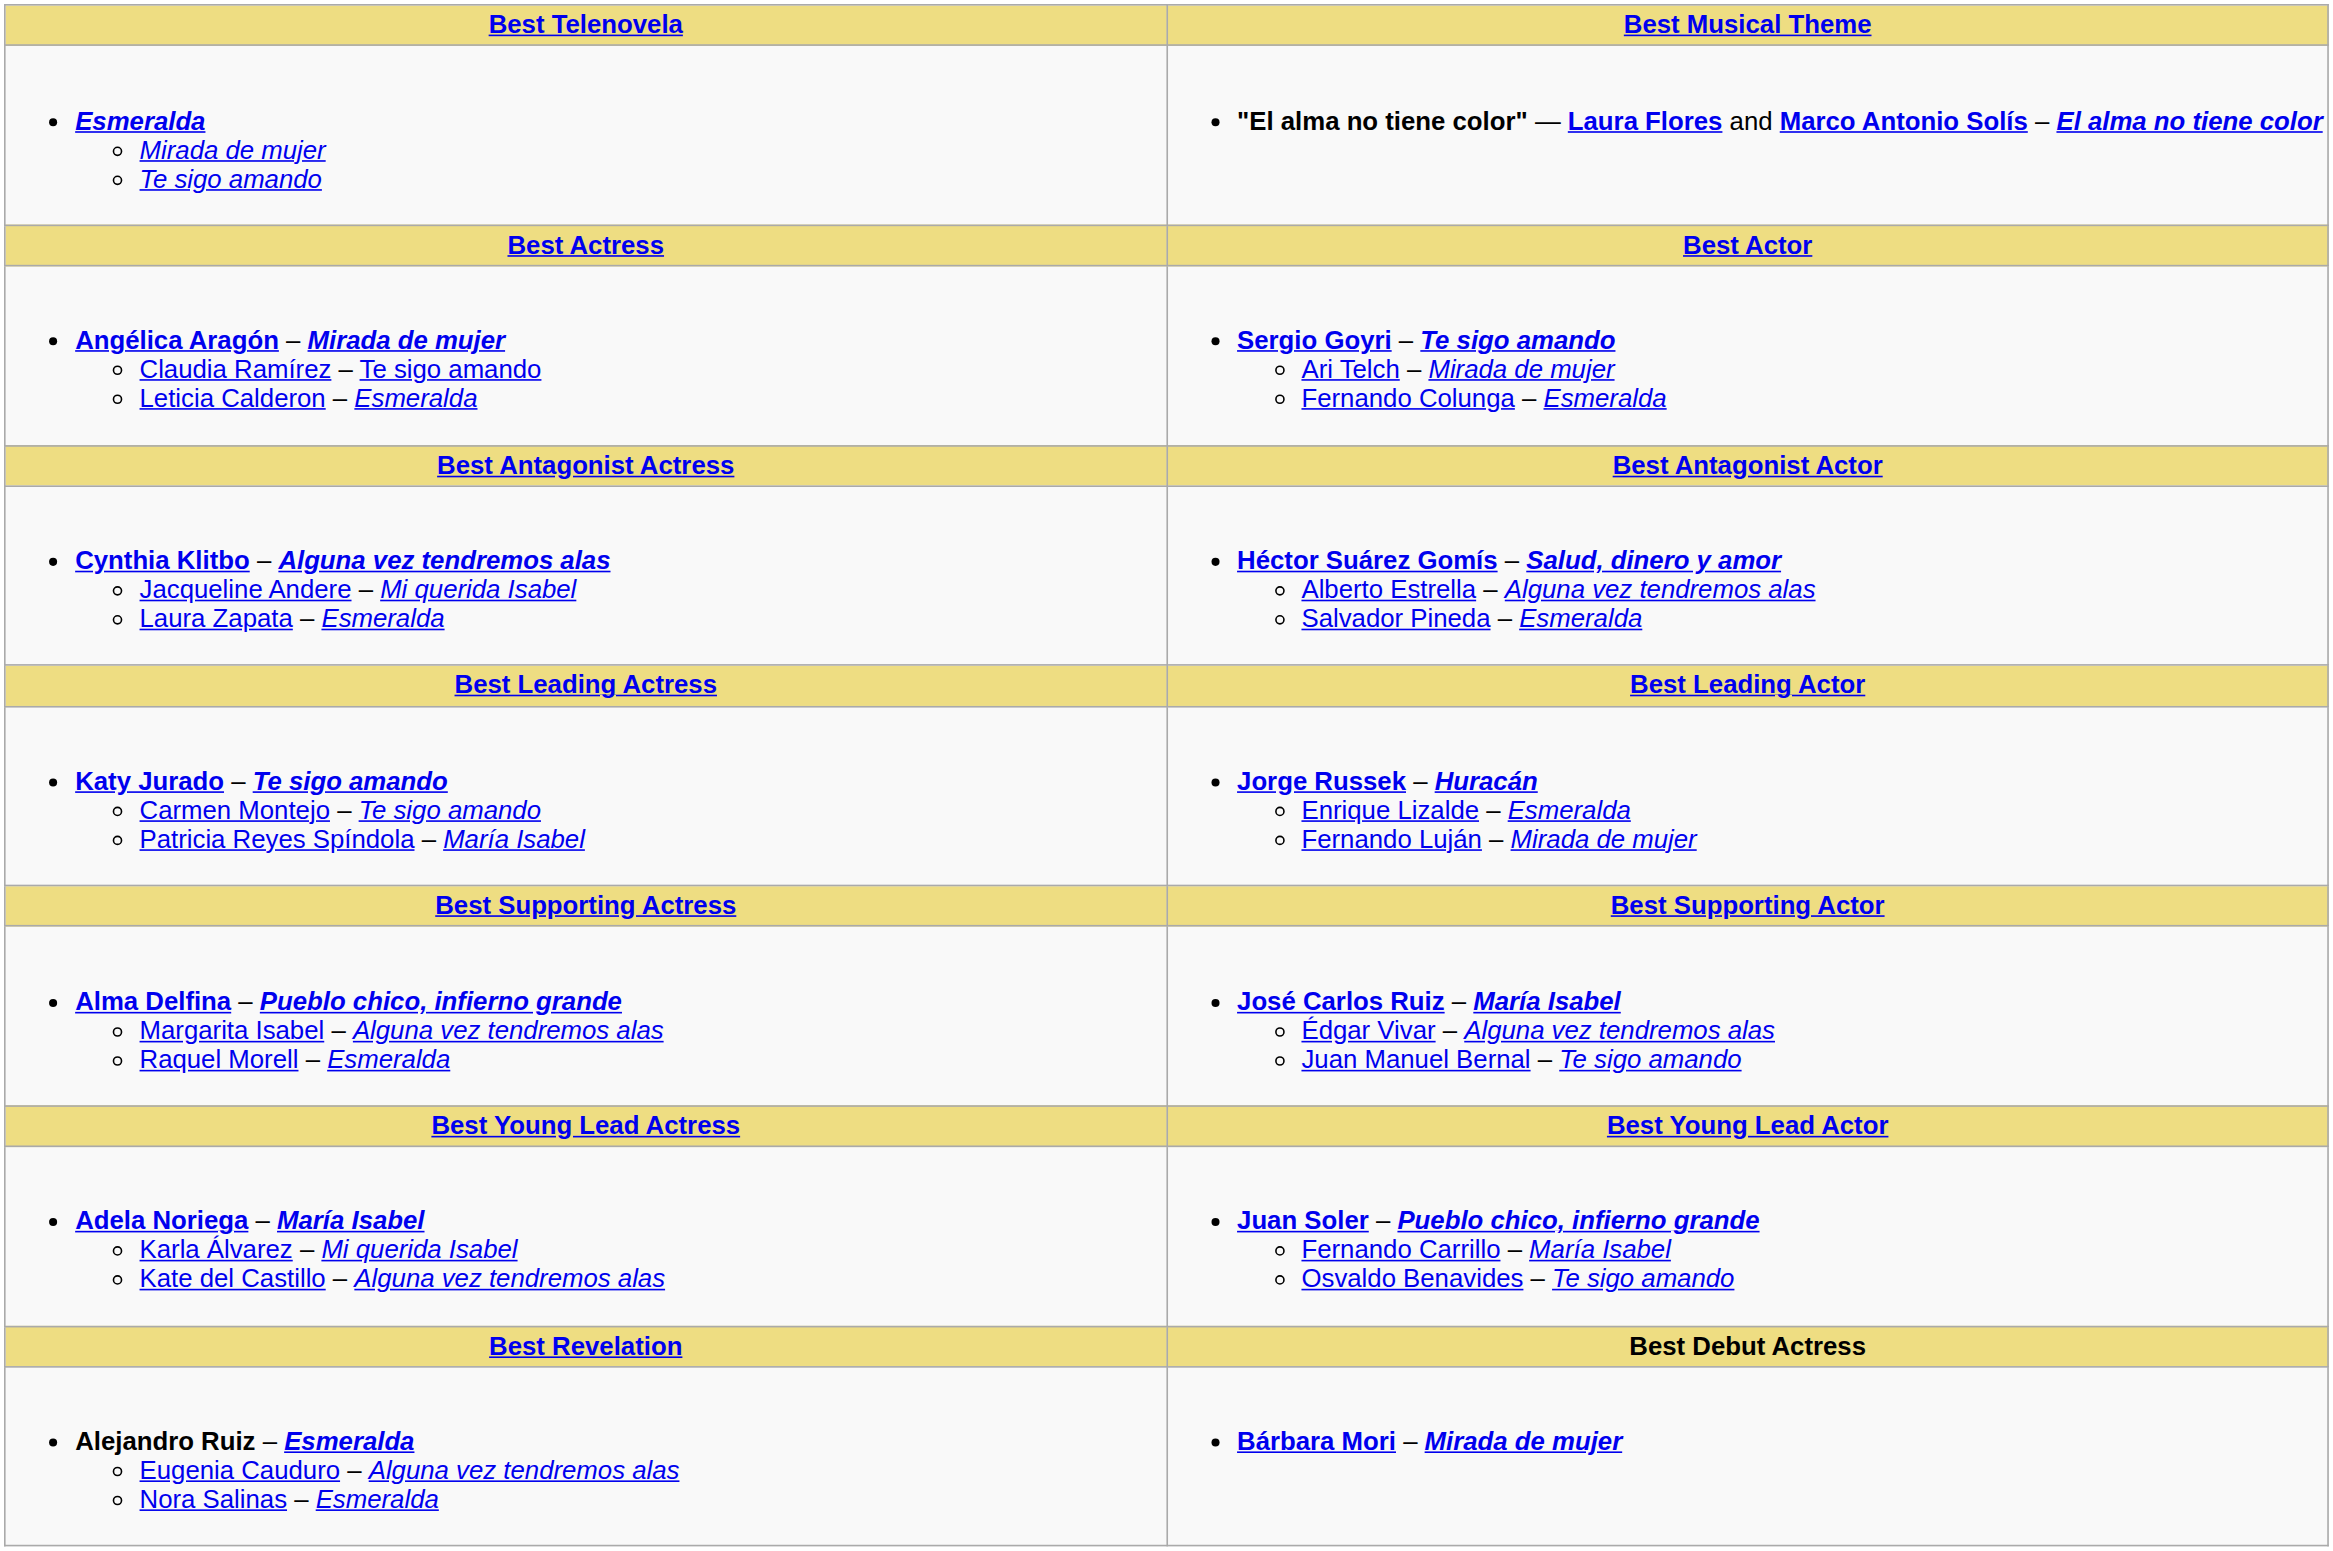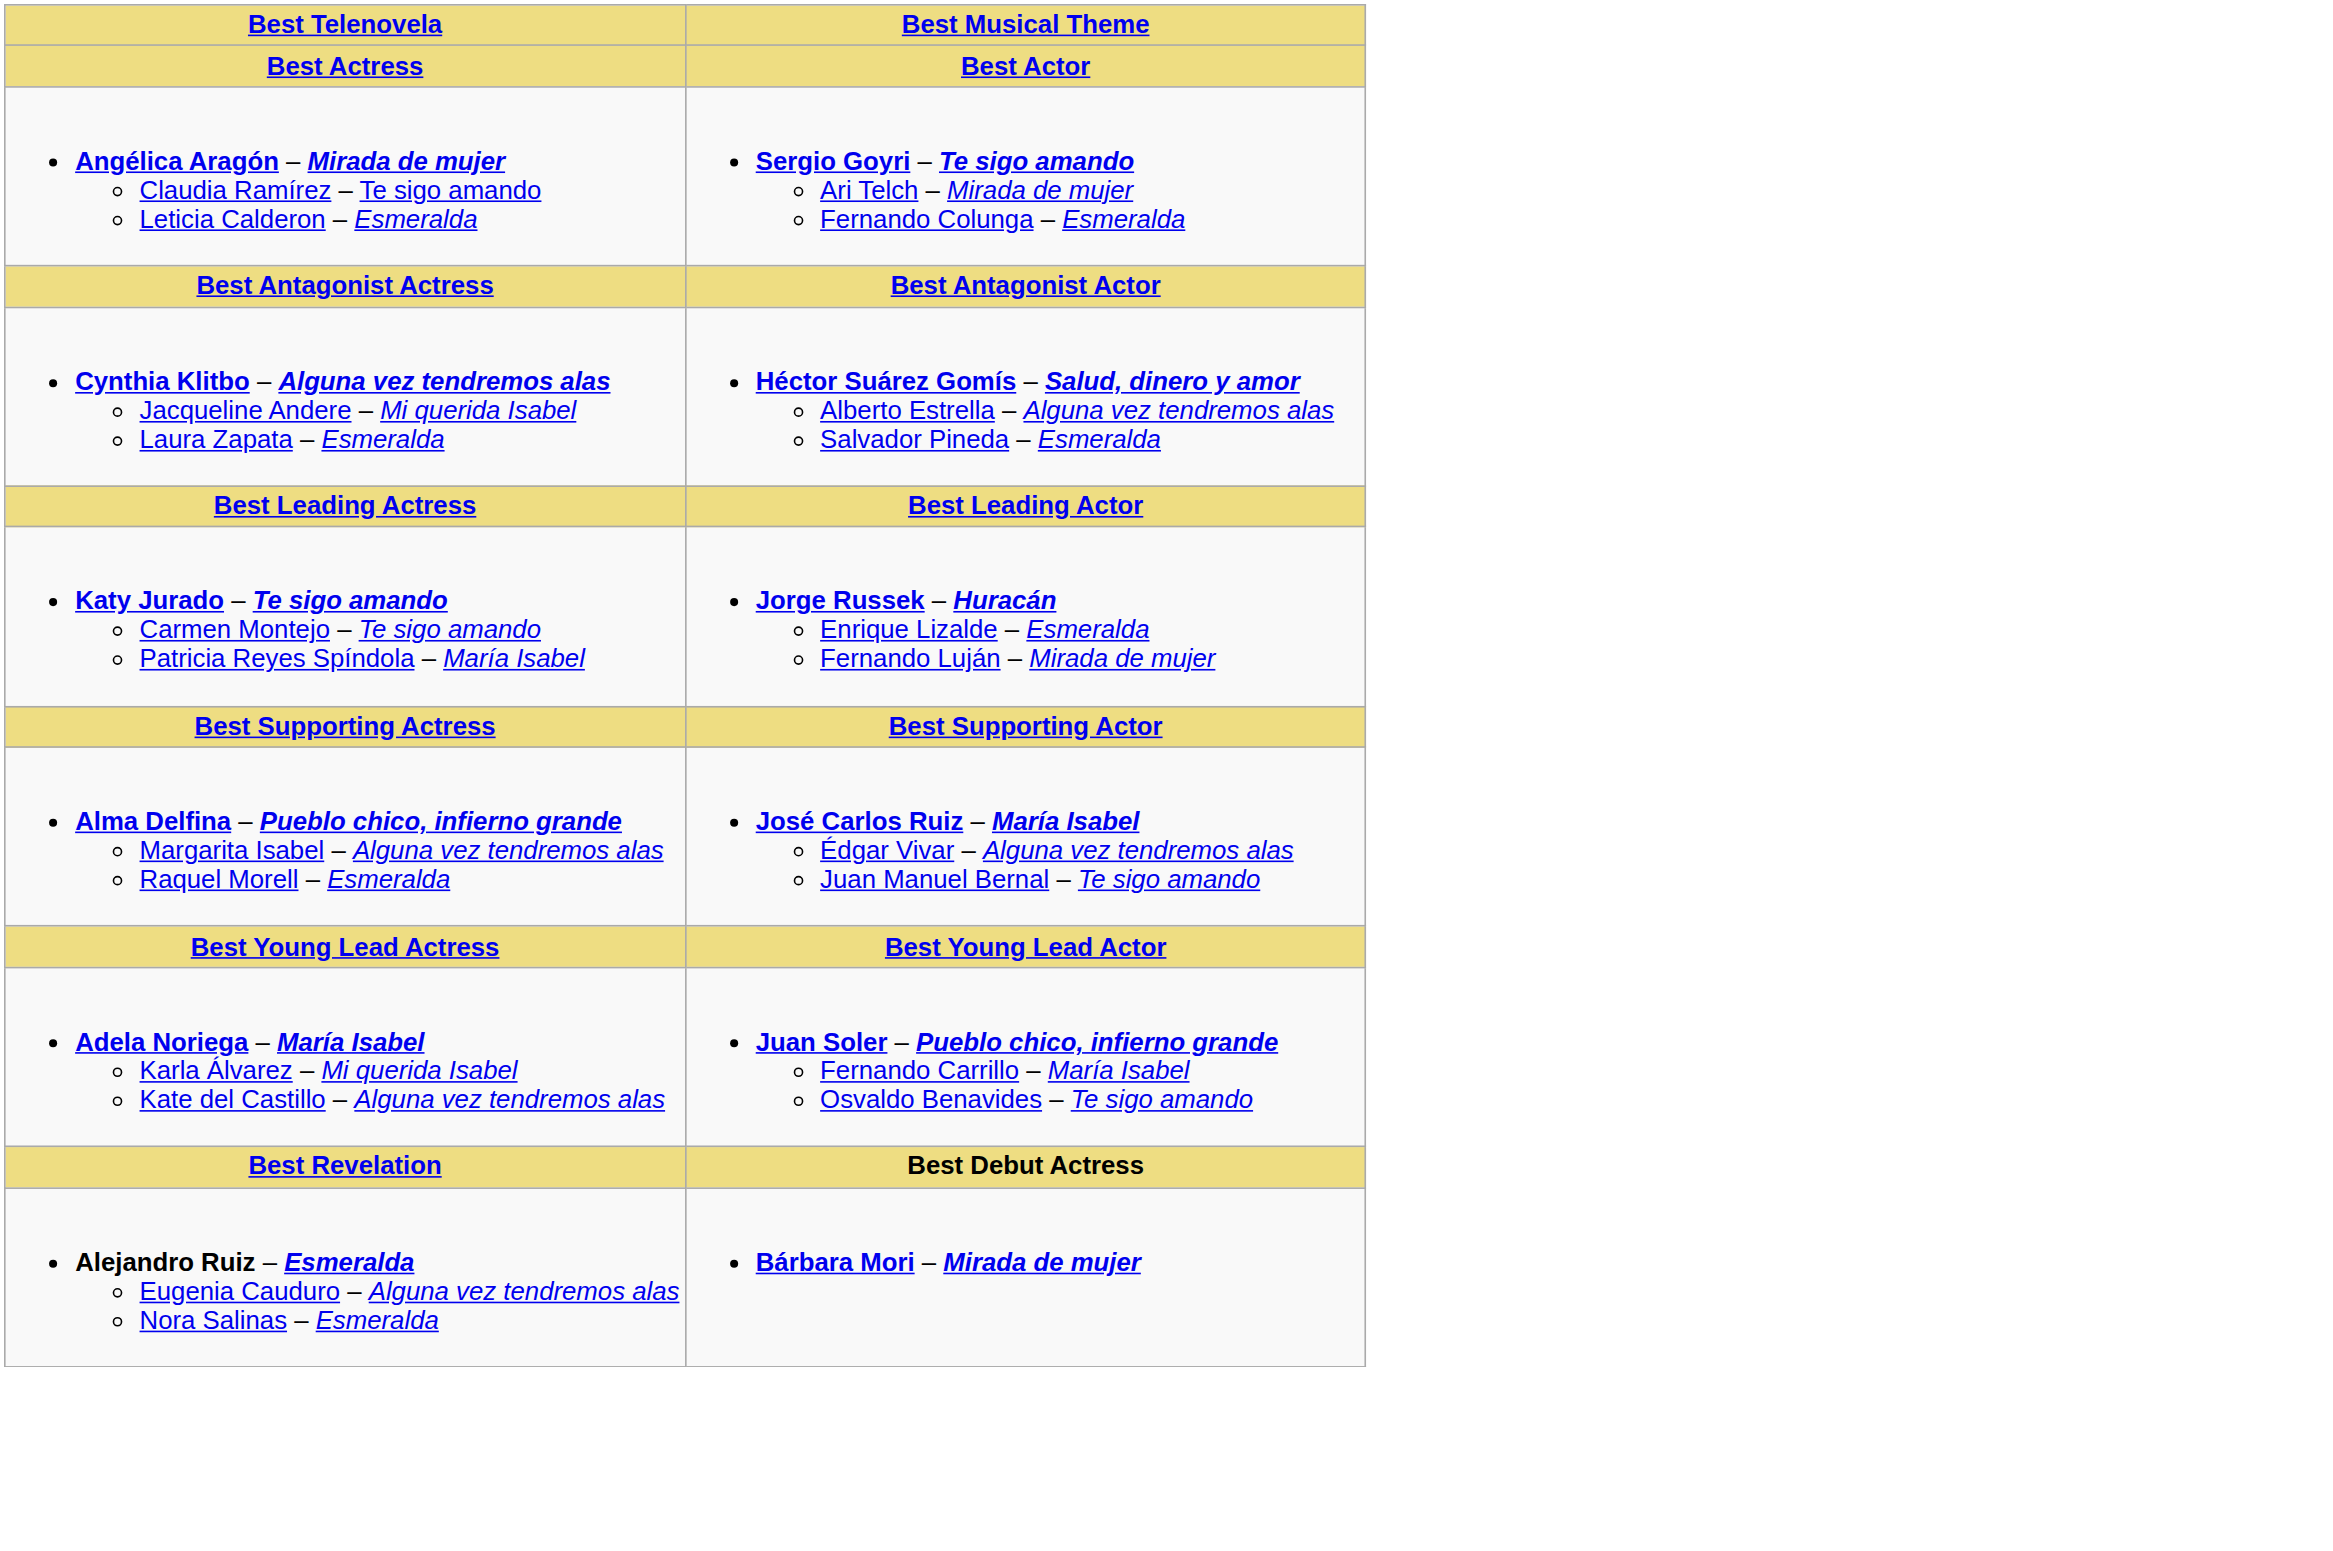- row: (586, 150)
